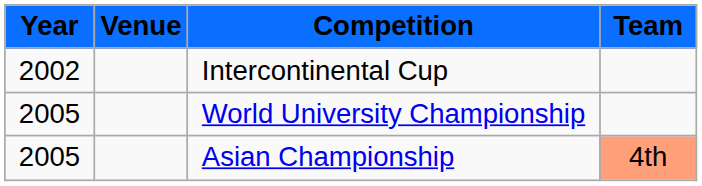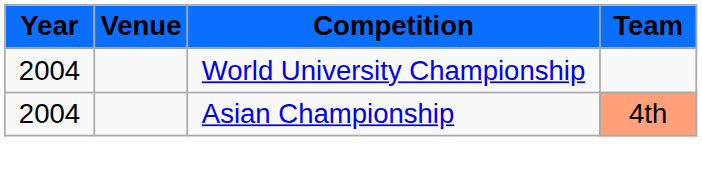- row: (321, 69)
(49, 113) 2005 -> (49, 69) 2004
(49, 157) 2005 -> (49, 113) 2004
